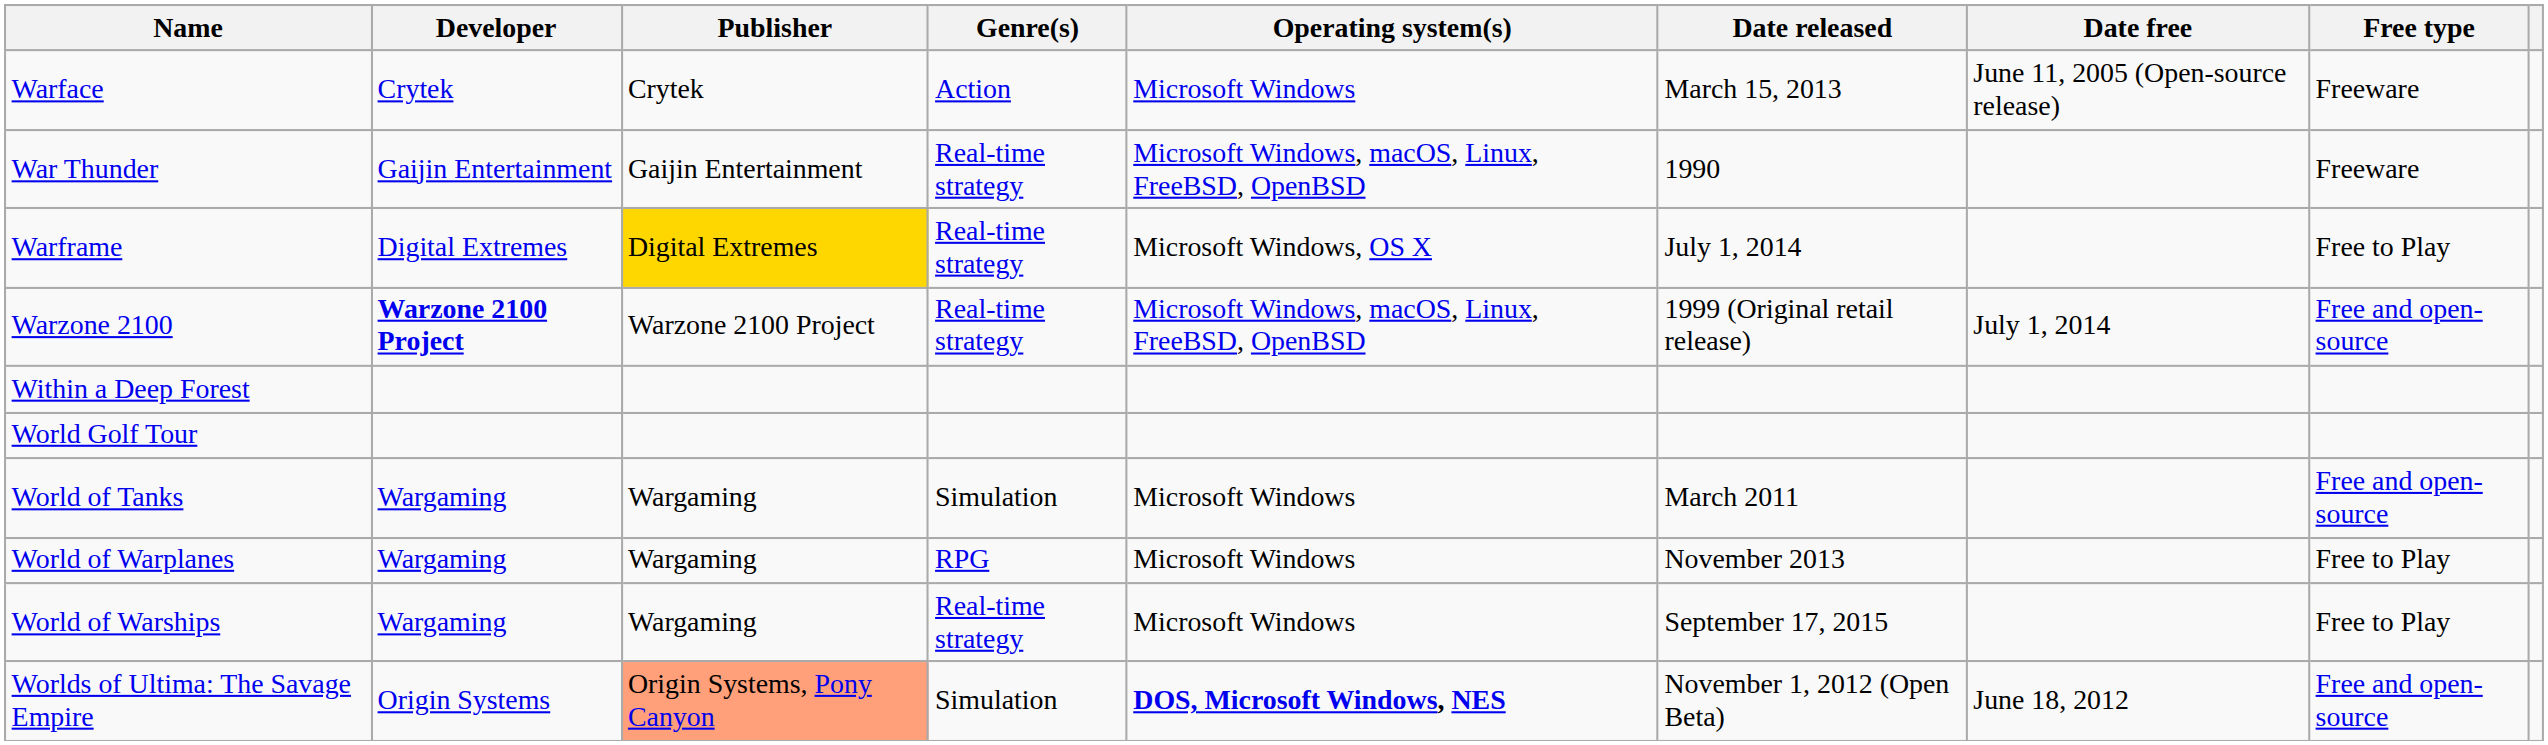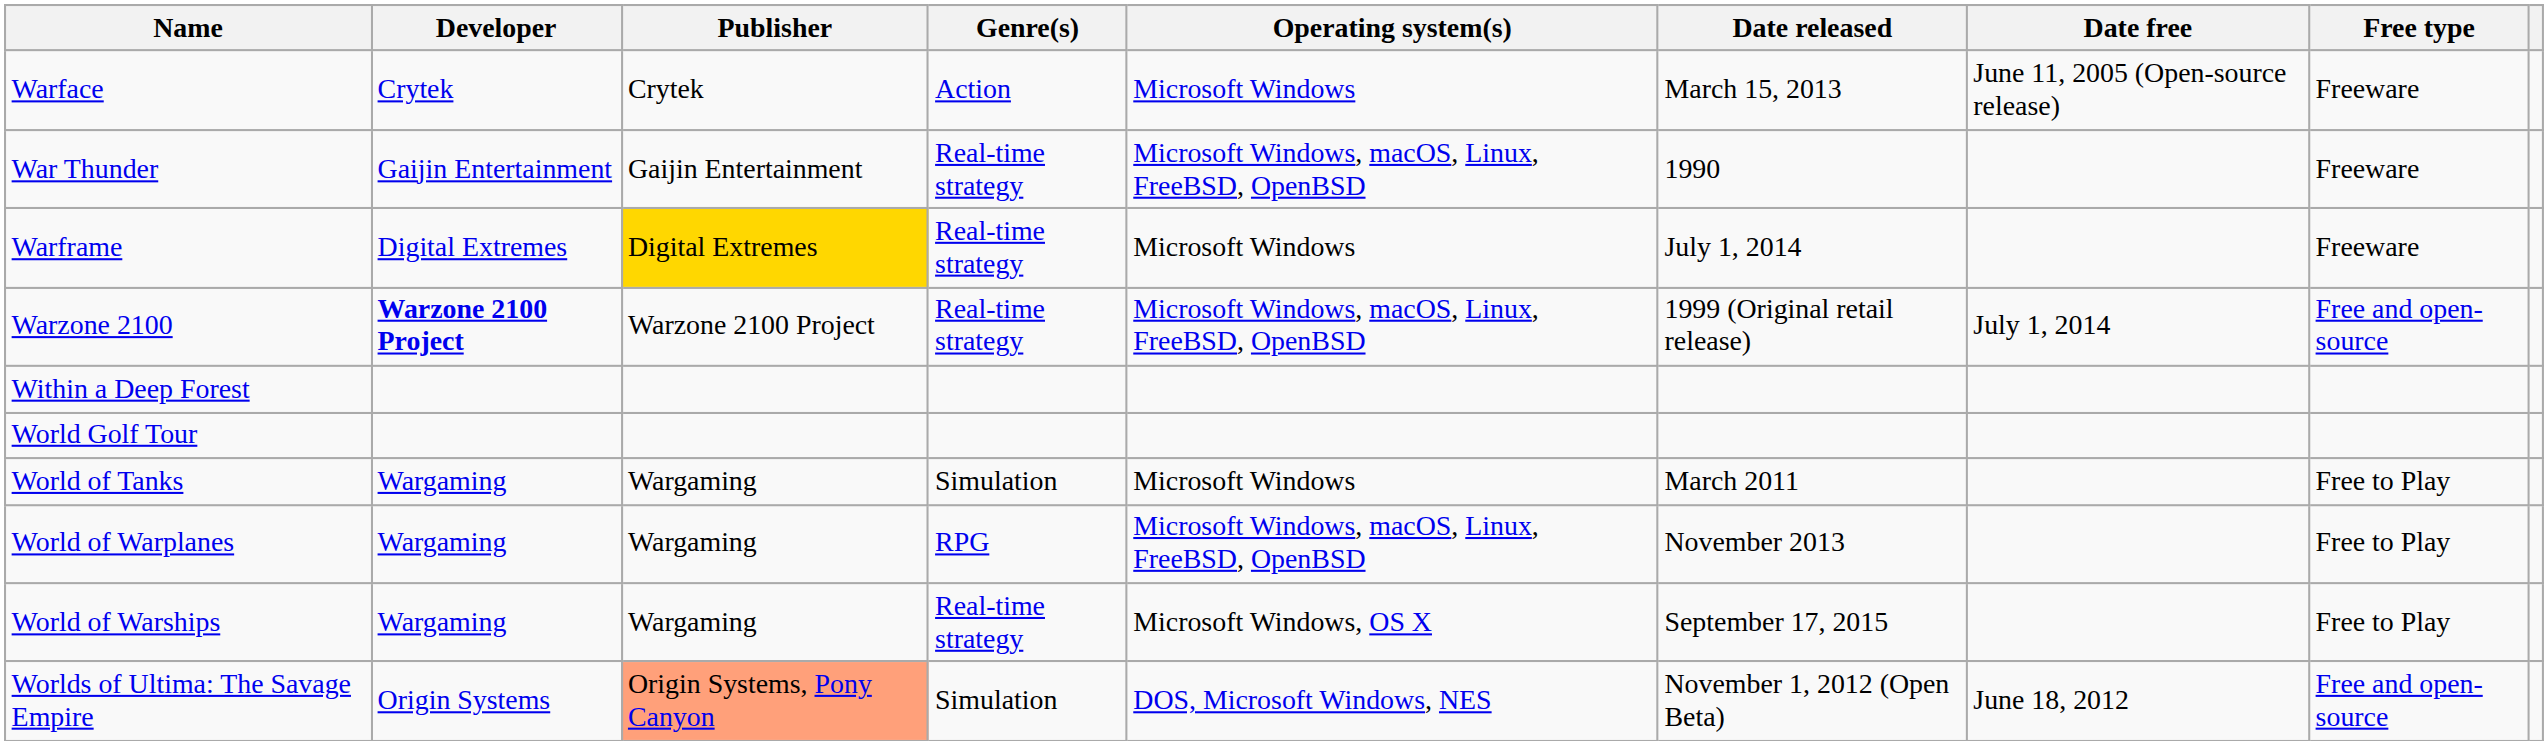(1283, 247) Microsoft Windows, OS X -> (1244, 247) Microsoft Windows
(2383, 247) Free to Play -> (2367, 247) Freeware
(2399, 496) Free and open-source -> (2383, 480) Free to Play
(1244, 559) Microsoft Windows -> (1336, 542) Microsoft Windows, macOS, Linux, FreeBSD, OpenBSD
(1244, 621) Microsoft Windows -> (1283, 621) Microsoft Windows, OS X
(1319, 700) bold -> (1312, 700) normal
